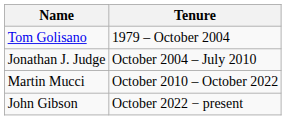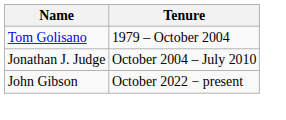- row: (46, 81)
